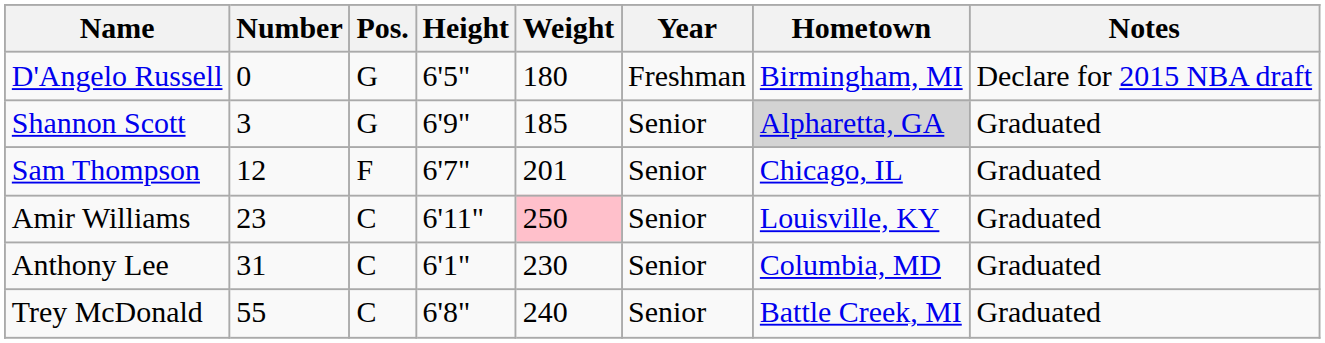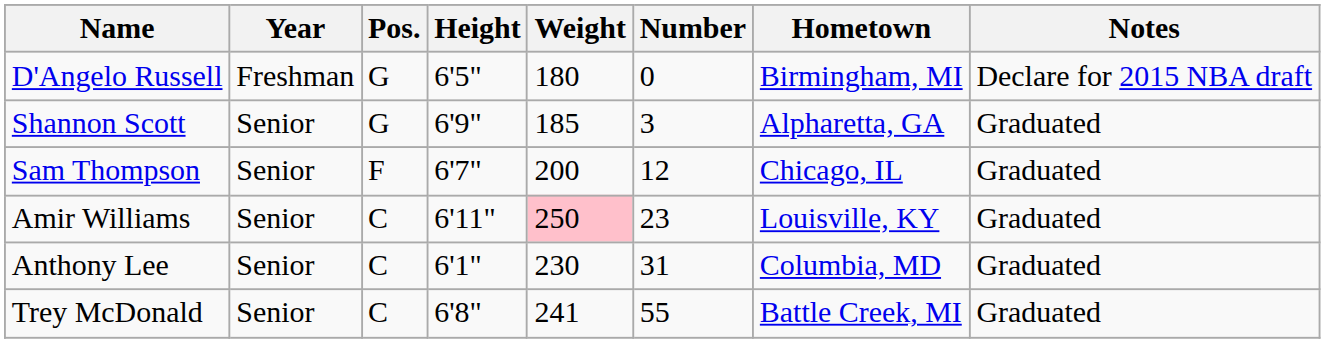columns swapped: (289, 28) <-> (687, 28)
(852, 123) lightgrey background -> (852, 123) no background
(545, 170) 201 -> (557, 170) 200
(545, 312) 240 -> (557, 312) 241
